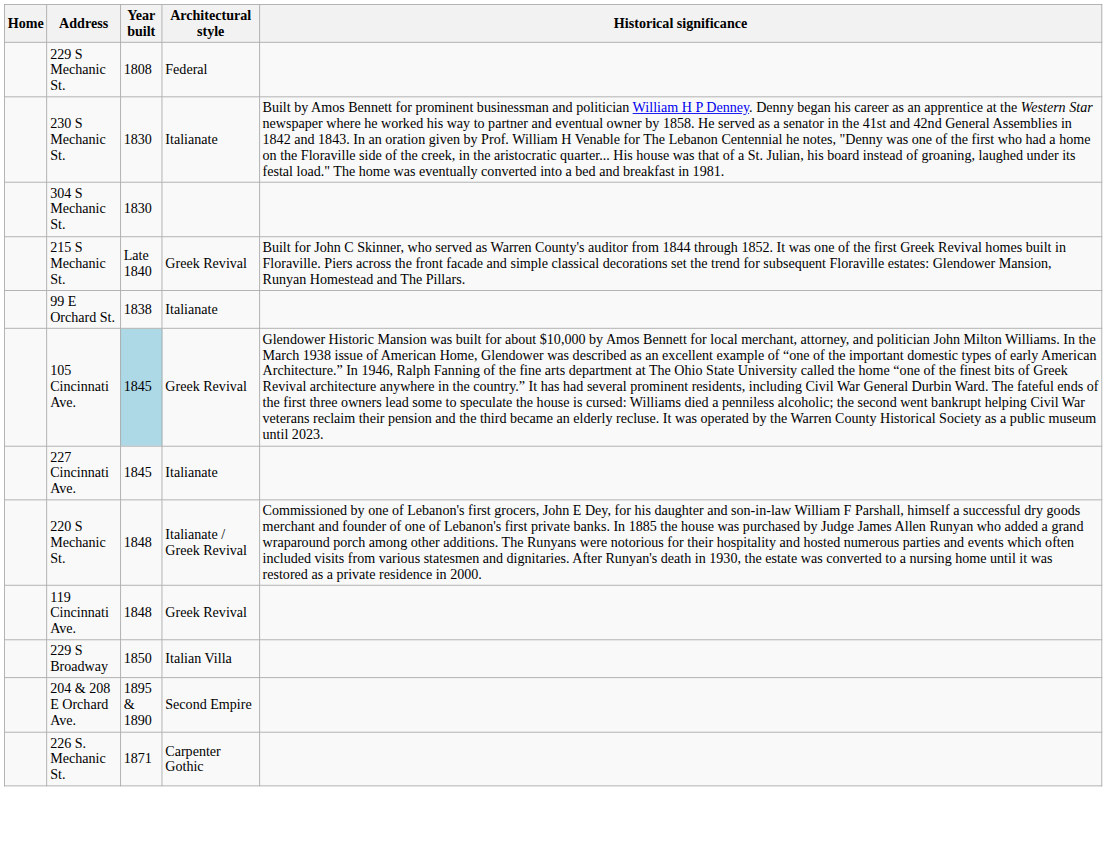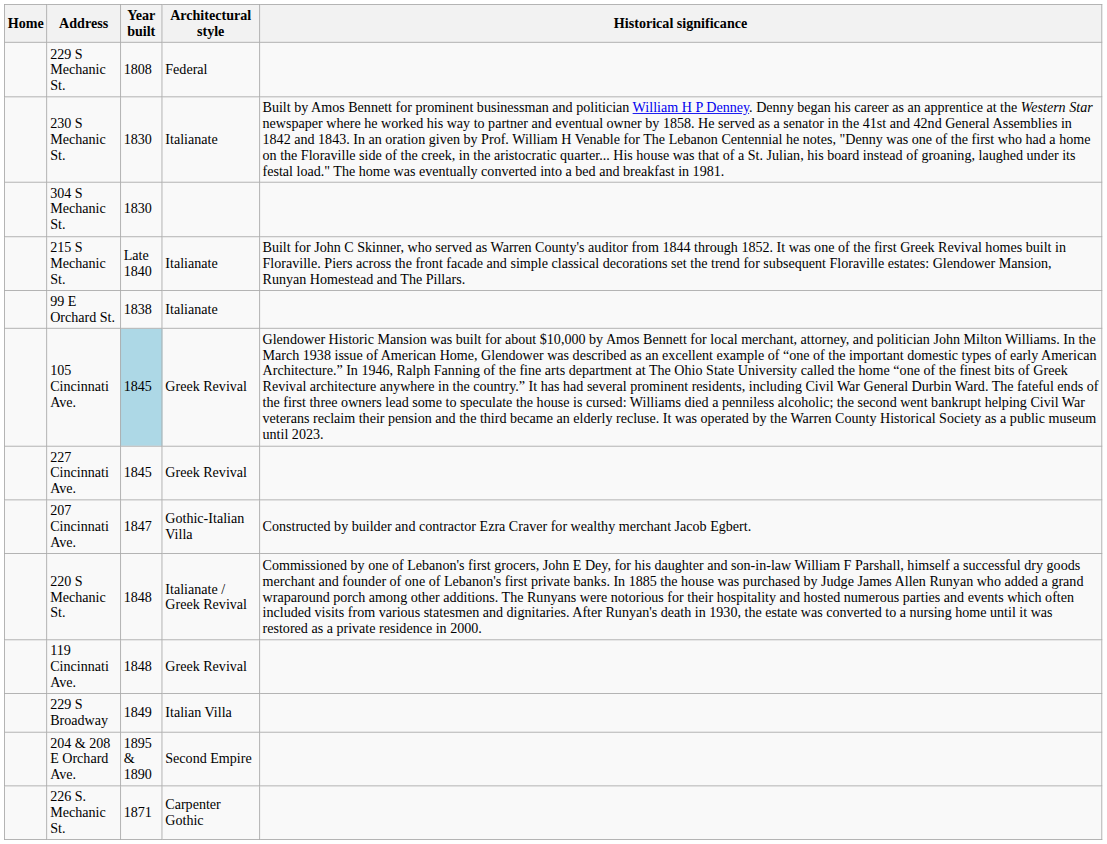(206, 263) Greek Revival -> (191, 263) Italianate
(191, 472) Italianate -> (206, 472) Greek Revival
+ row: (79, 526)
(138, 658) 1850 -> (138, 712) 1849
